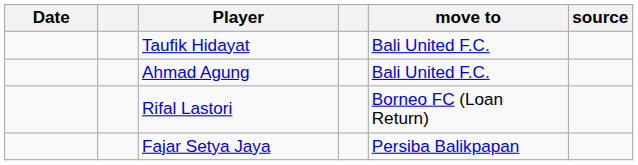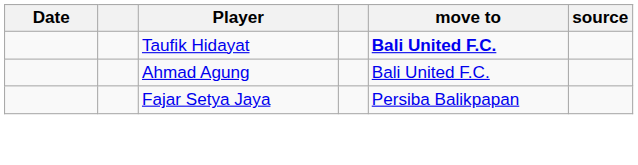(431, 45) normal -> (434, 45) bold
- row: (187, 109)
